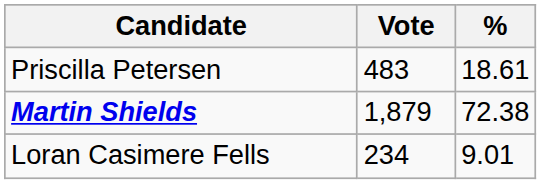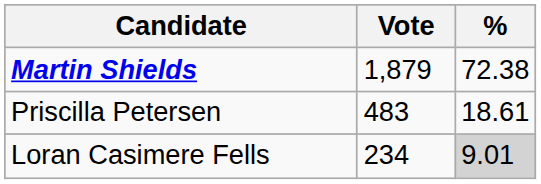rows swapped: (104, 112) <-> (116, 69)
(488, 155) no background -> (488, 155) lightgrey background
